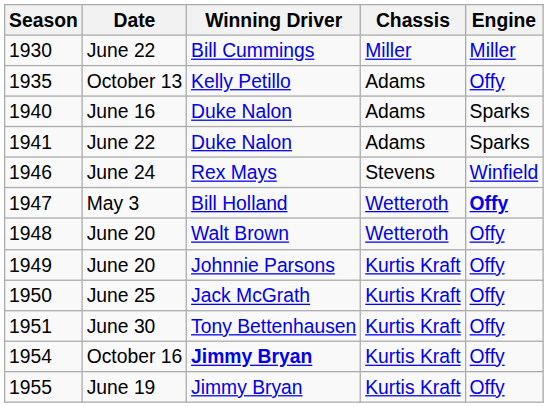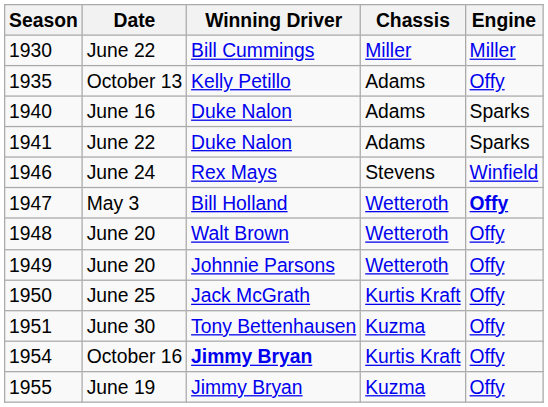(413, 265) Kurtis Kraft -> (407, 265) Wetteroth
(413, 326) Kurtis Kraft -> (395, 326) Kuzma
(413, 387) Kurtis Kraft -> (395, 387) Kuzma
